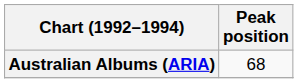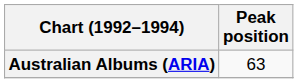(256, 63) 68 -> (256, 63) 63
